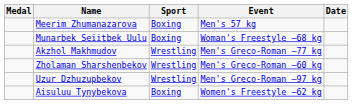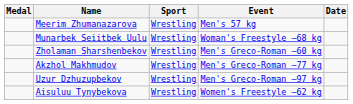(166, 25) Boxing -> (174, 25) Wrestling
(166, 39) Boxing -> (174, 39) Wrestling
rows swapped: (91, 66) <-> (76, 52)
(166, 93) Boxing -> (174, 93) Wrestling
